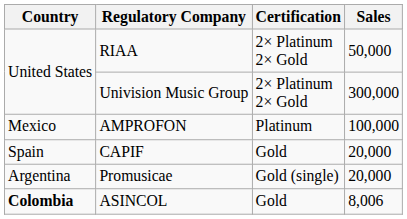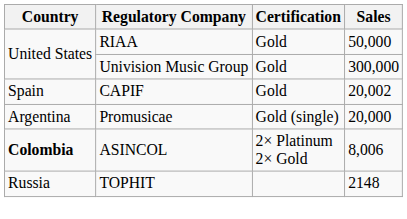(294, 50) 2× Platinum 2× Gold -> (271, 41) Gold
(294, 93) 2× Platinum 2× Gold -> (271, 66) Gold
- row: (143, 126)
(370, 151) 20,000 -> (370, 91) 20,002
(271, 201) Gold -> (294, 150) 2× Platinum 2× Gold
+ row: (127, 183)
